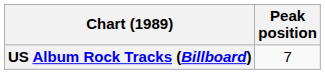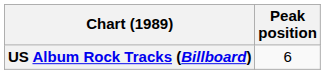(288, 57) 7 -> (288, 57) 6
